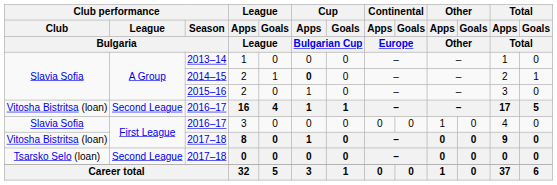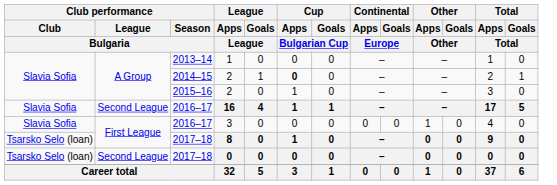(57, 108) Vitosha Bistritsa (loan) -> (50, 108) Slavia Sofia
(57, 140) Vitosha Bistritsa (loan) -> (50, 140) Tsarsko Selo (loan)
